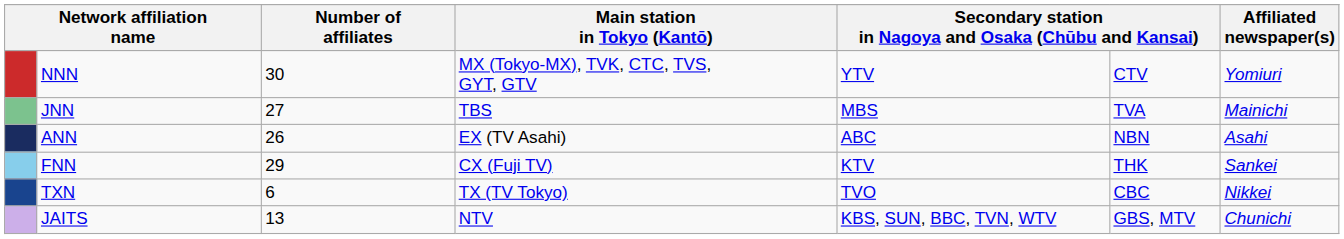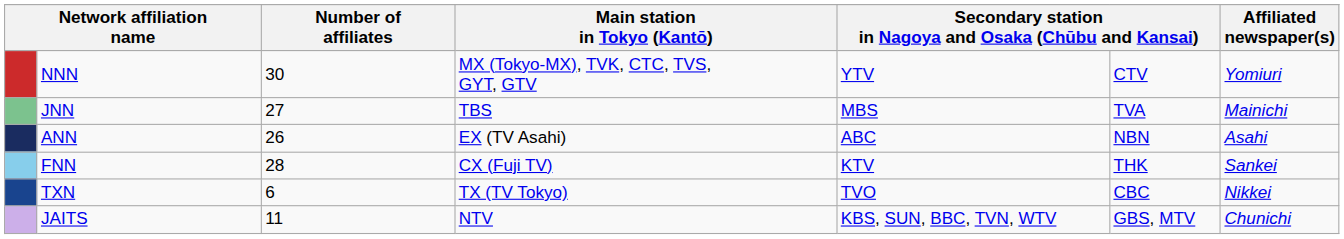(275, 165) 29 -> (275, 165) 28
(275, 219) 13 -> (274, 219) 11
